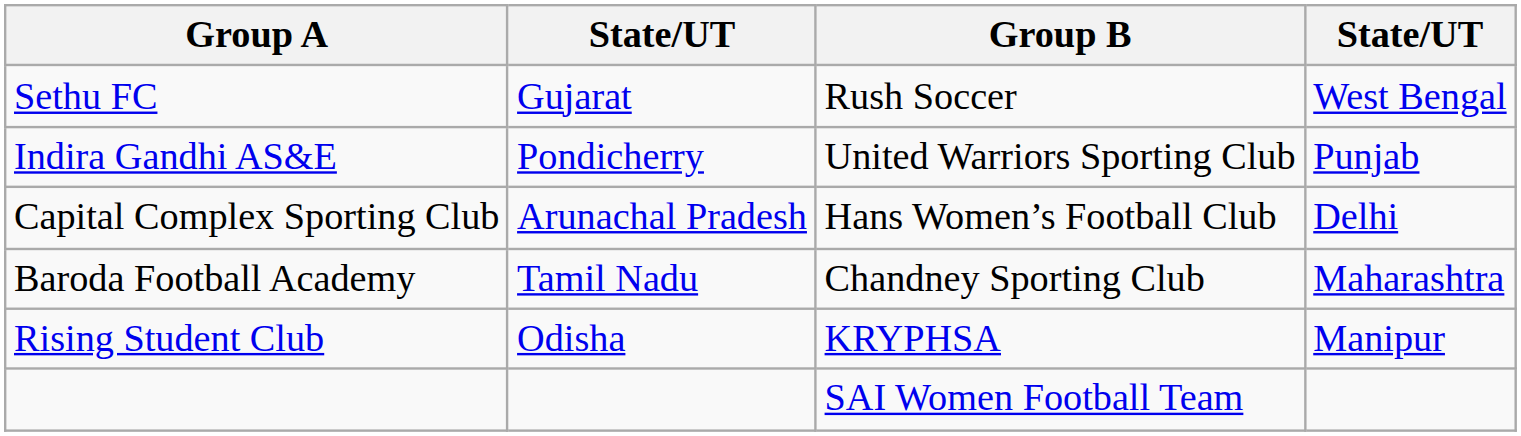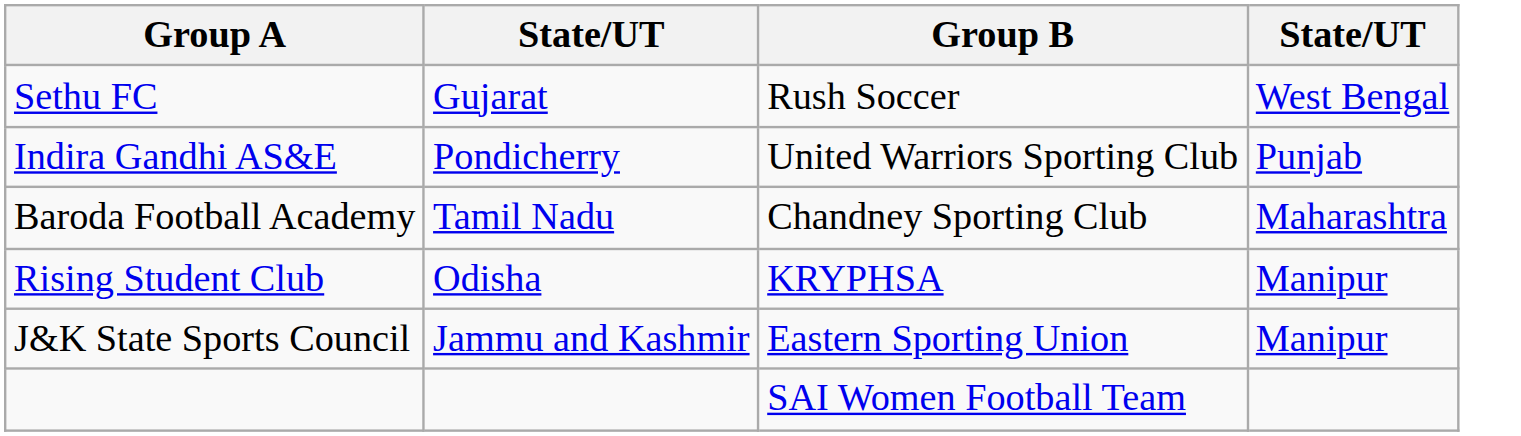- row: (257, 216)
+ row: (212, 338)
